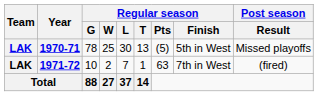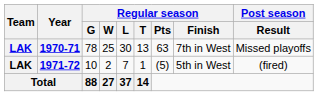(163, 48) (5) -> (163, 48) 63
(203, 48) 5th in West -> (203, 48) 7th in West
(163, 65) 63 -> (163, 65) (5)
(203, 65) 7th in West -> (203, 65) 5th in West
